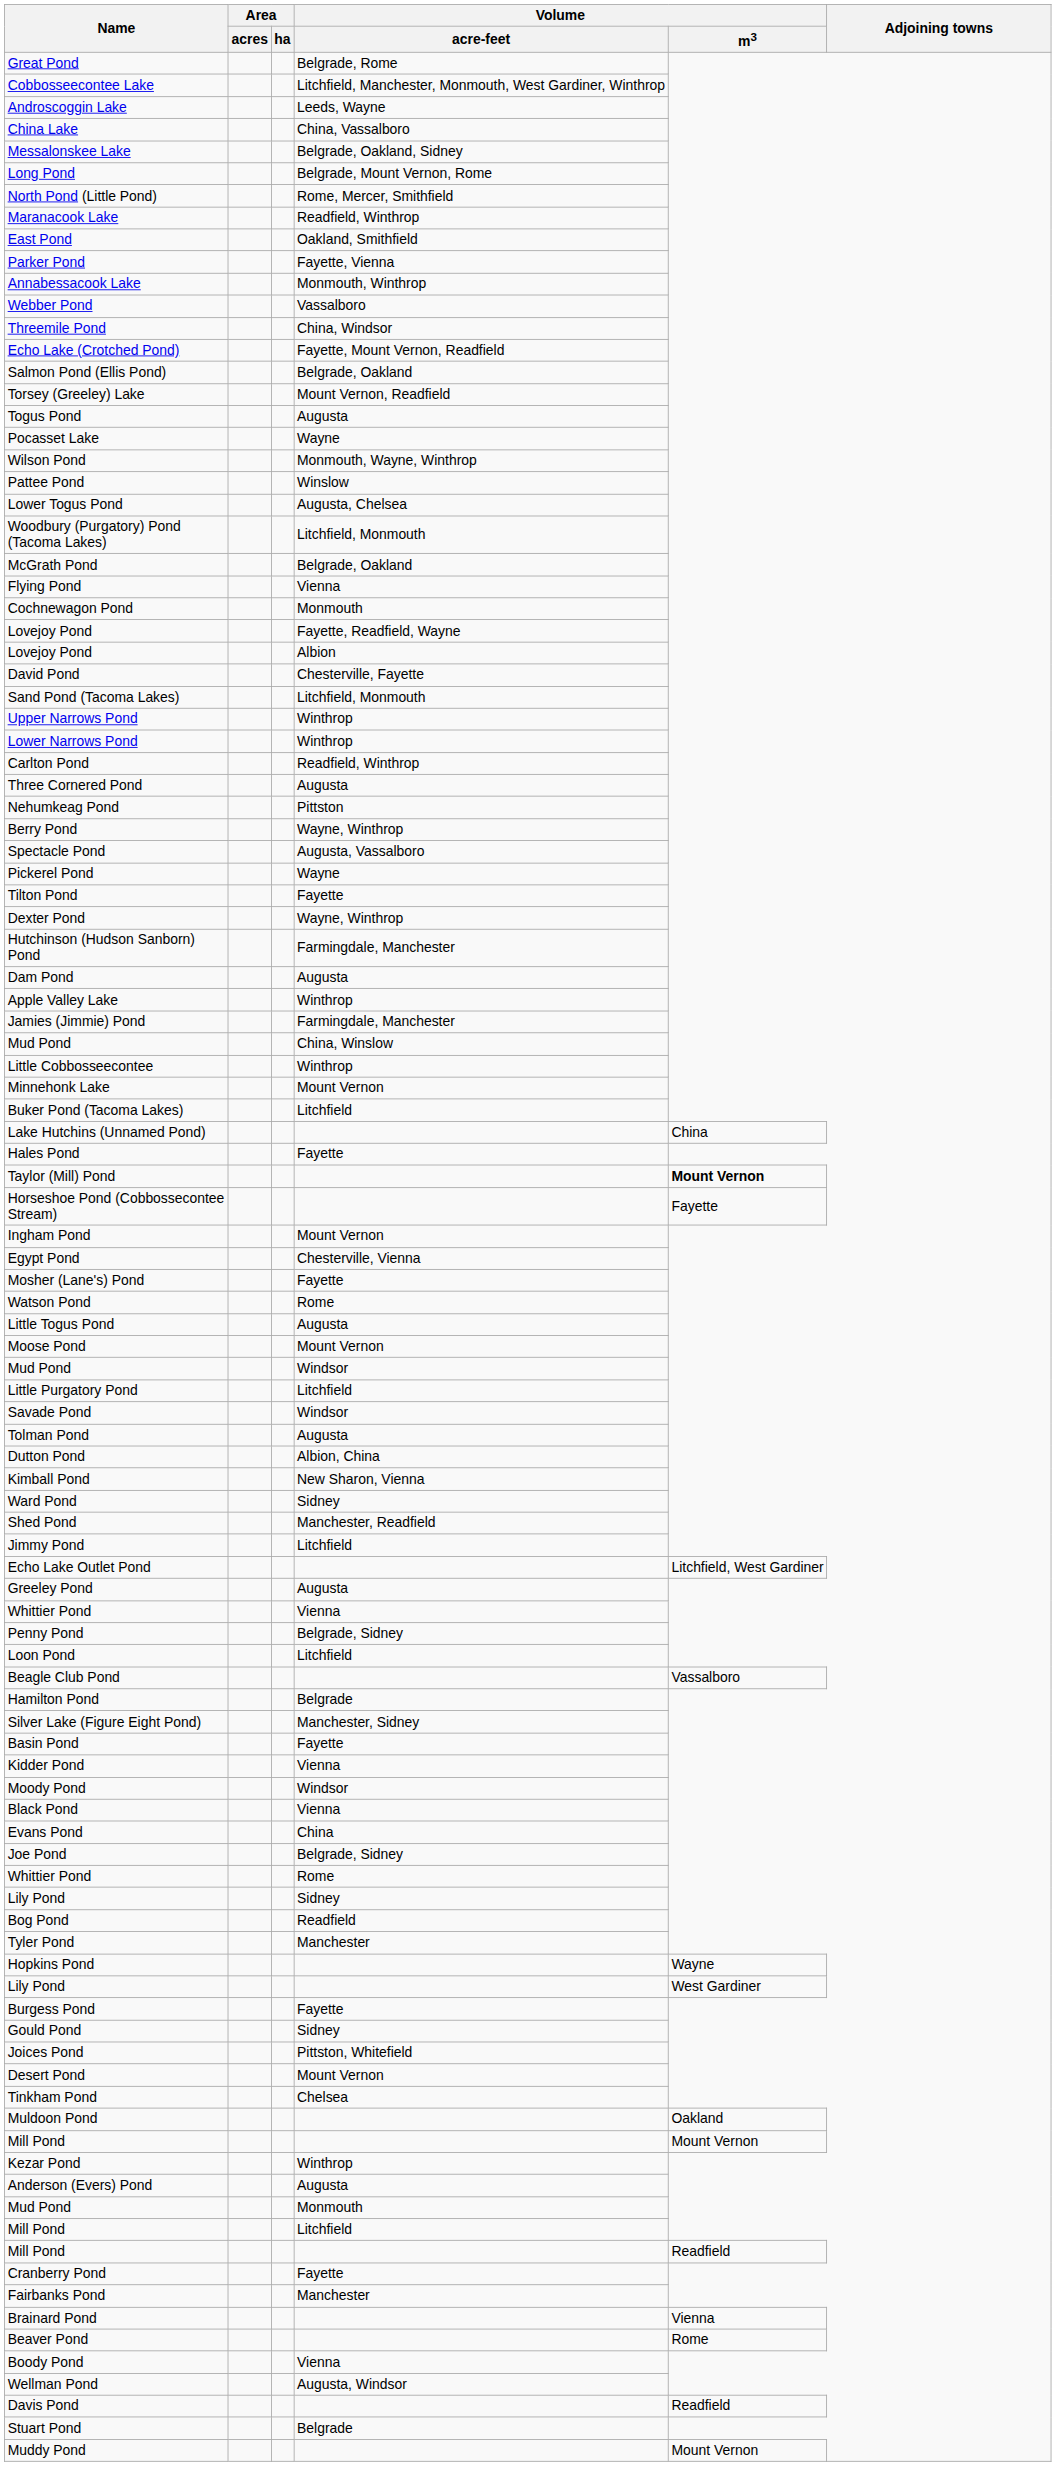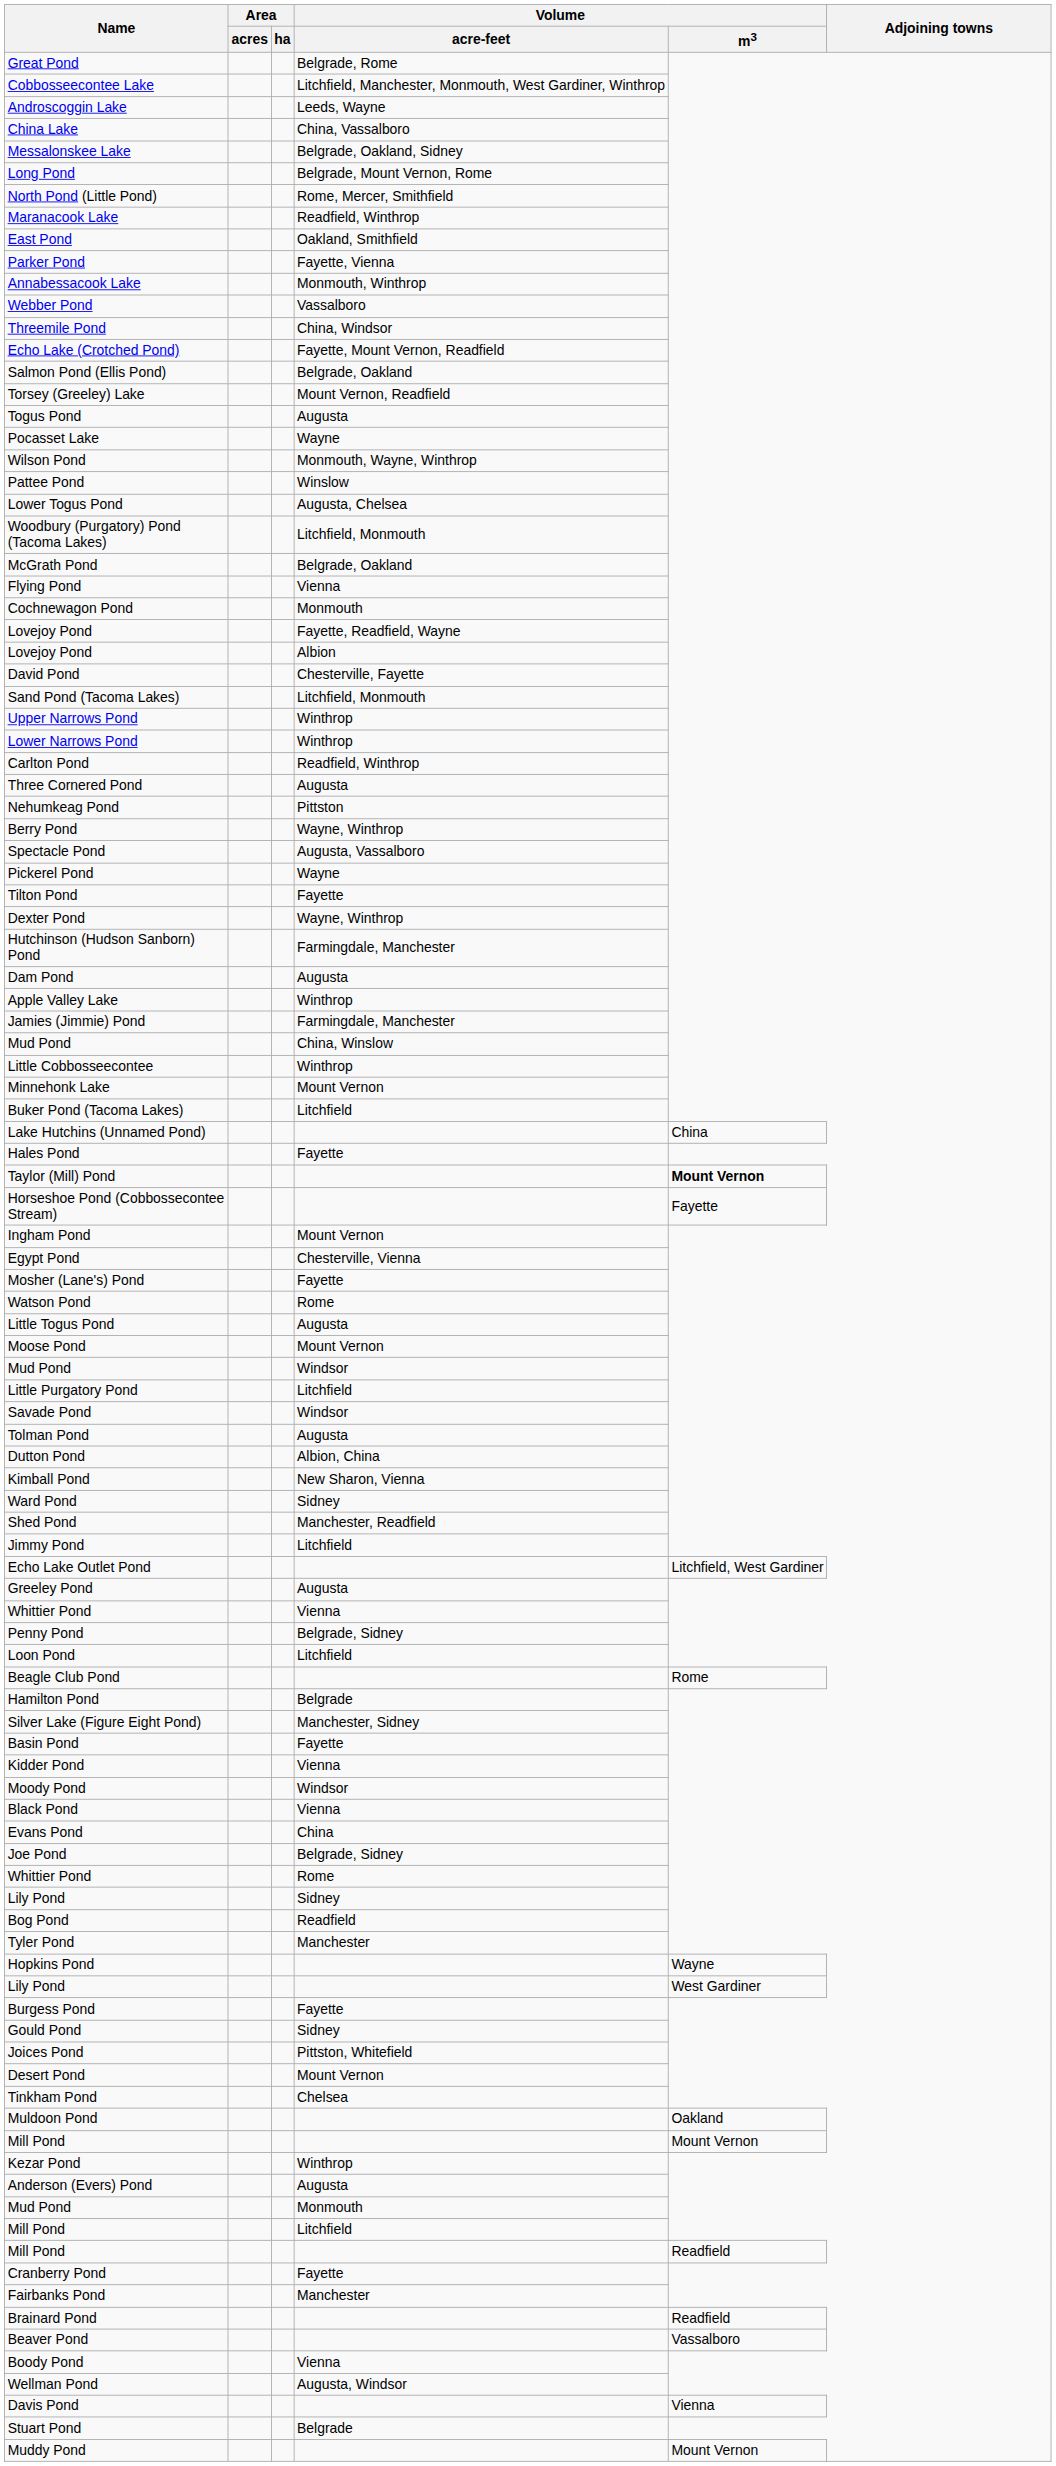(706, 1677) Vassalboro -> (690, 1677) Rome
(693, 2318) Vienna -> (701, 2318) Readfield
(690, 2340) Rome -> (706, 2340) Vassalboro
(701, 2406) Readfield -> (693, 2406) Vienna
